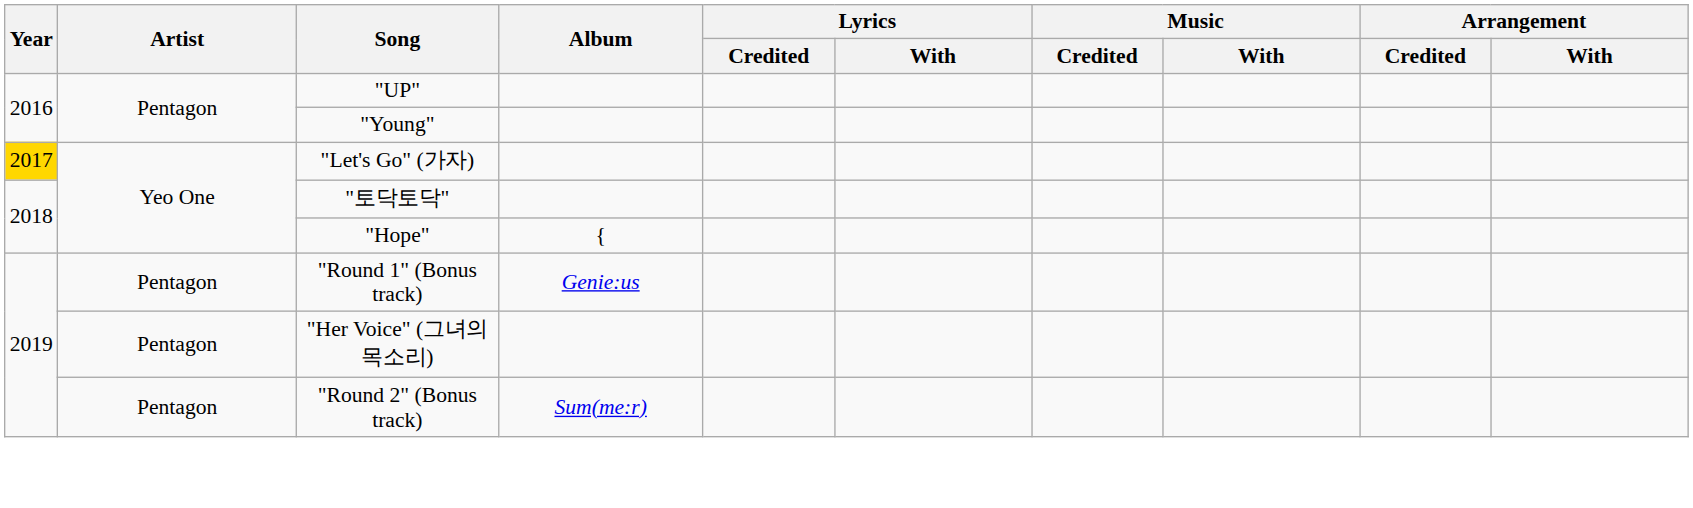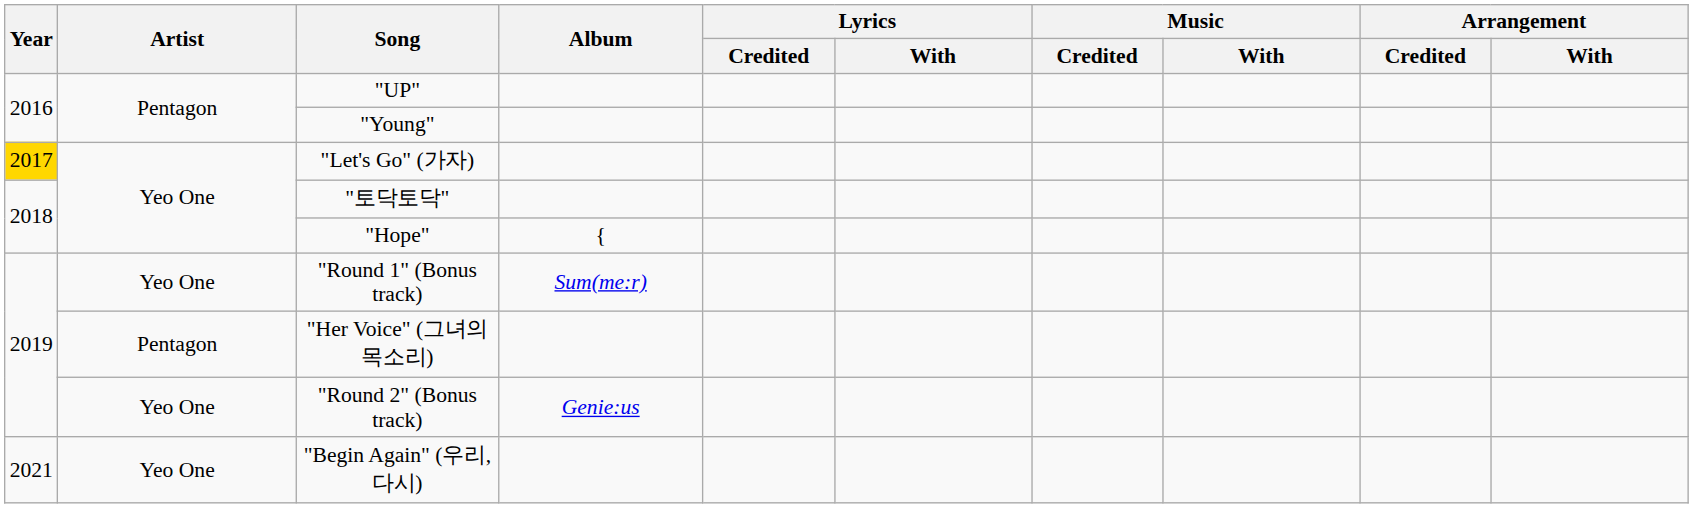(177, 281) Pentagon -> (177, 281) Yeo One
(601, 281) Genie:us -> (601, 281) Sum(me:r)
(177, 406) Pentagon -> (177, 406) Yeo One
(601, 406) Sum(me:r) -> (601, 406) Genie:us
+ row: (397, 468)
